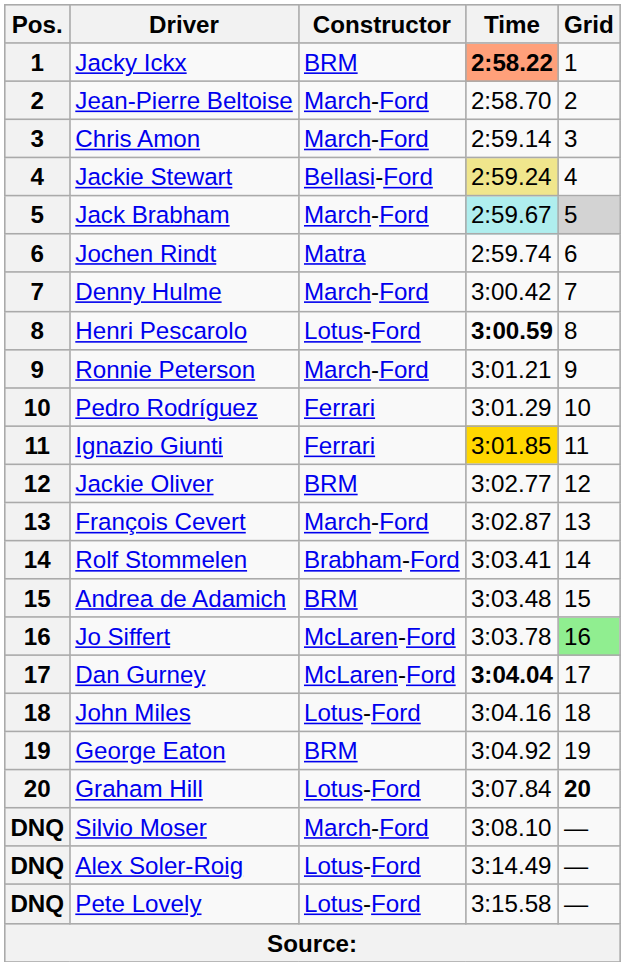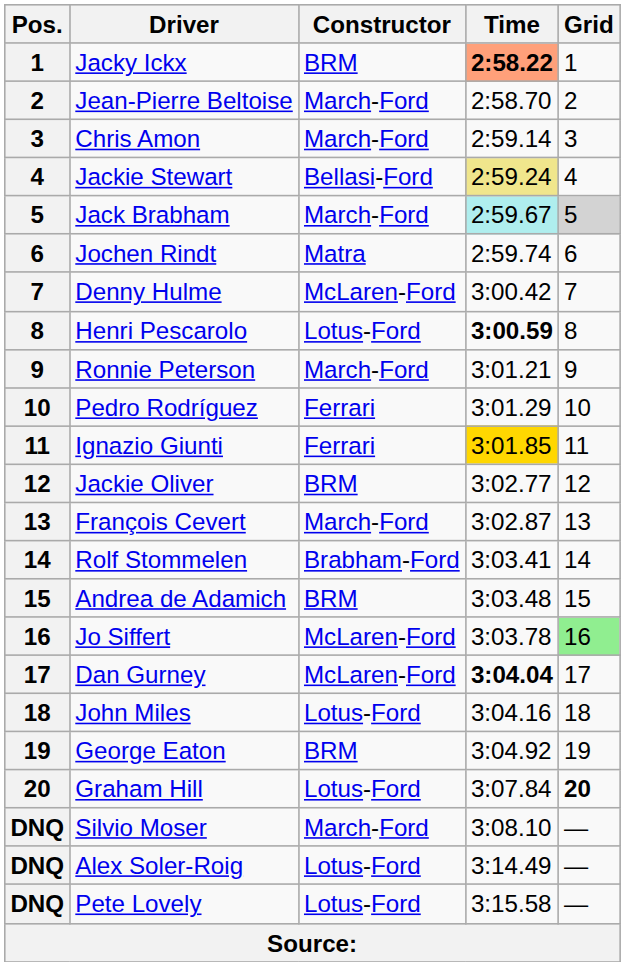(366, 292) March-Ford -> (380, 292) McLaren-Ford
